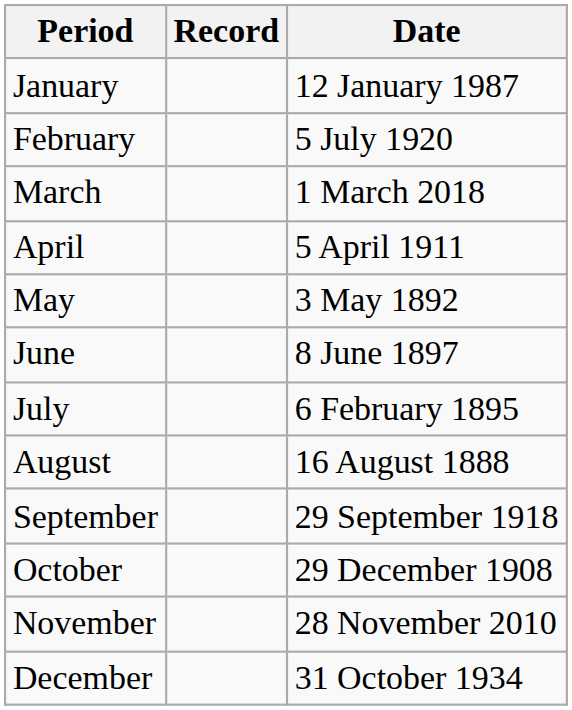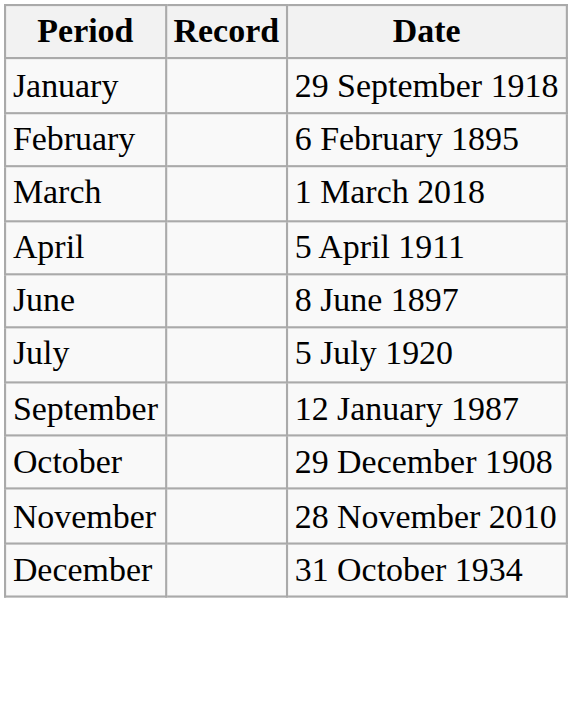(407, 85) 12 January 1987 -> (427, 85) 29 September 1918
(374, 138) 5 July 1920 -> (407, 138) 6 February 1895
- row: (44, 300)
(407, 407) 6 February 1895 -> (374, 354) 5 July 1920
- row: (62, 461)
(427, 515) 29 September 1918 -> (407, 407) 12 January 1987
